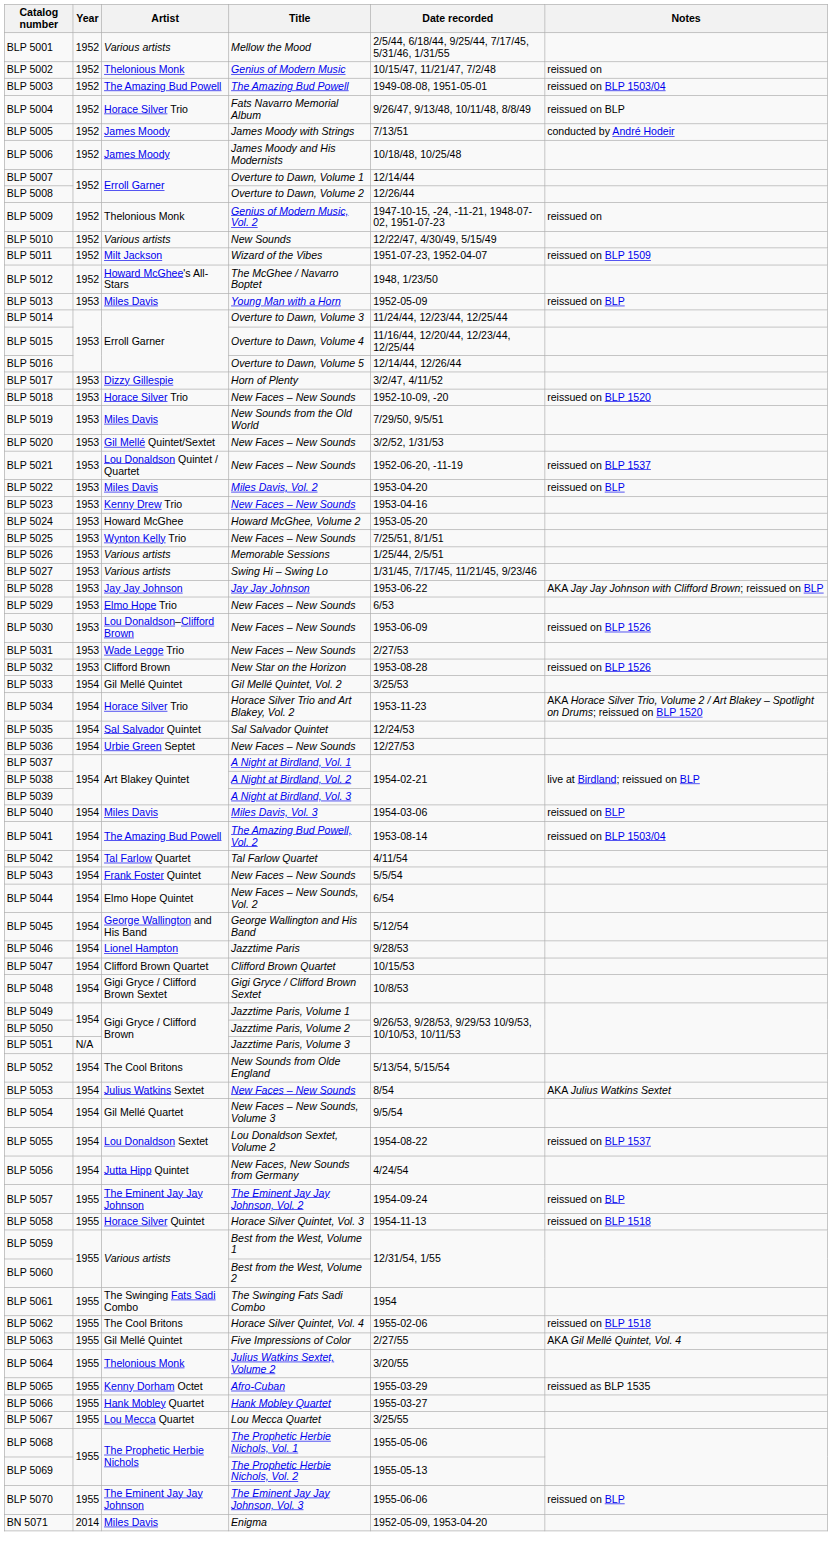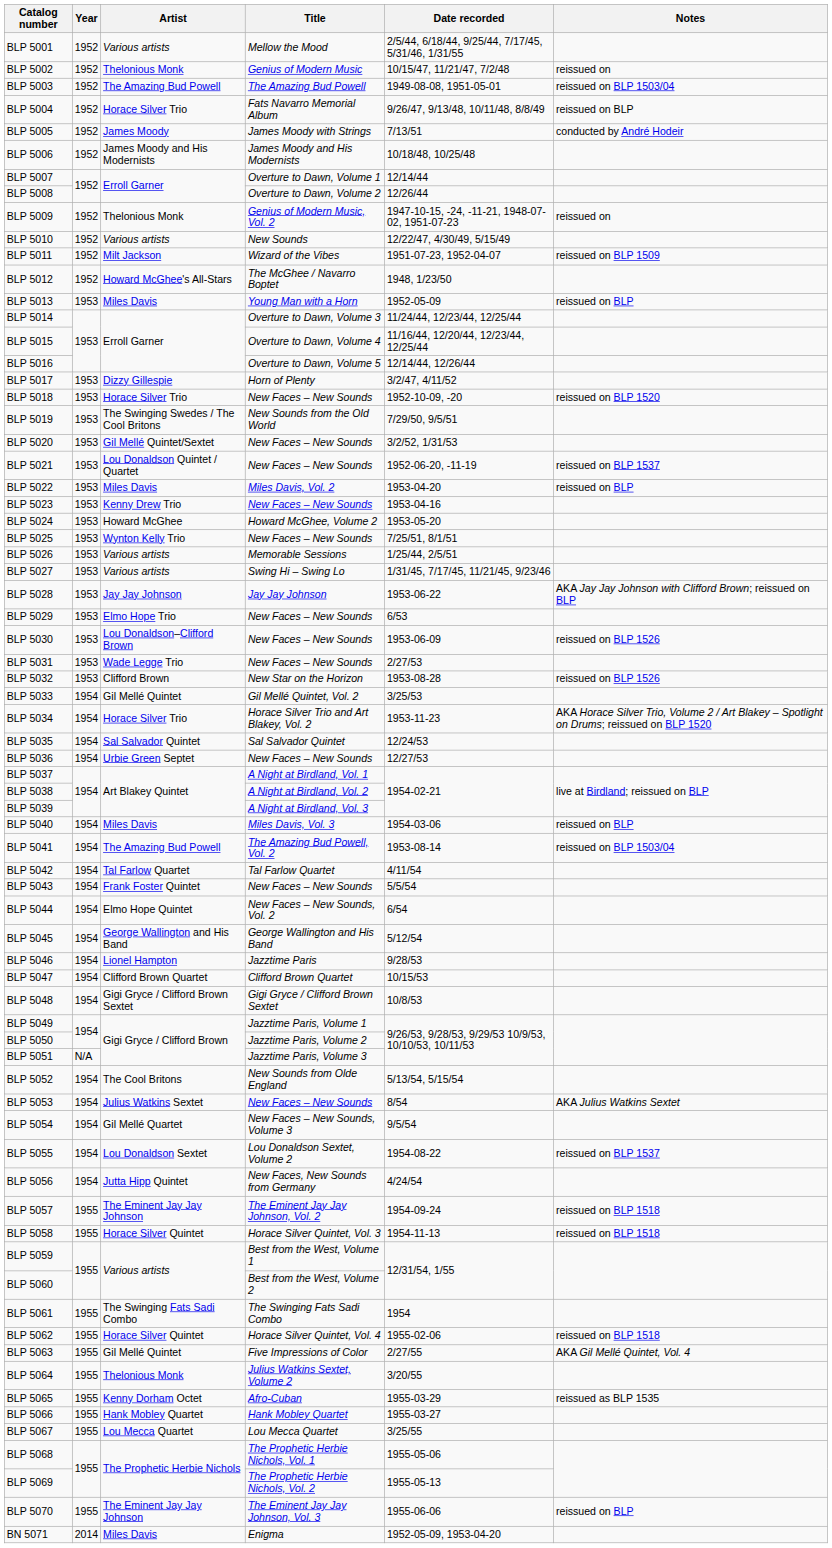(137, 154) James Moody -> (155, 154) James Moody and His Modernists
(131, 420) Miles Davis -> (169, 420) The Swinging Swedes / The Cool Britons
(586, 1199) reissued on BLP -> (608, 1211) reissued on BLP 1518
(143, 1324) The Cool Britons -> (153, 1336) Horace Silver Quintet
